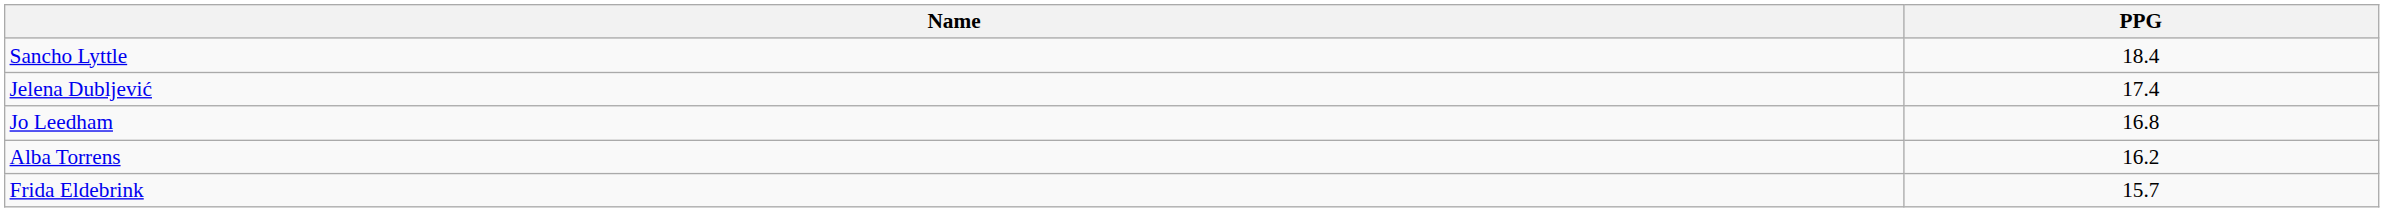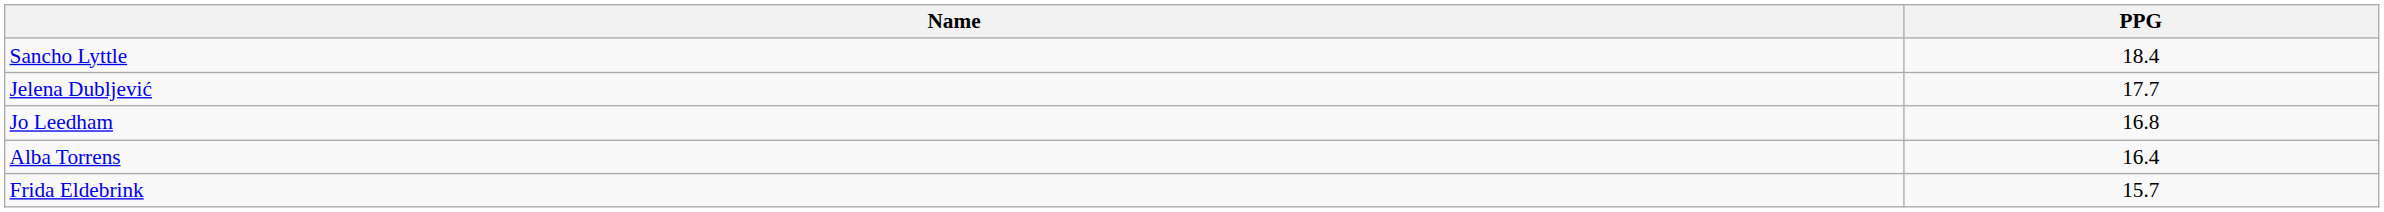(2141, 88) 17.4 -> (2141, 88) 17.7
(2141, 156) 16.2 -> (2141, 156) 16.4
